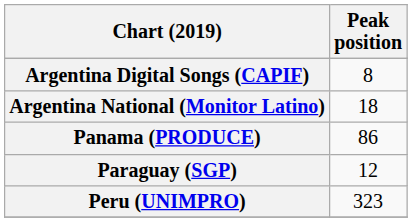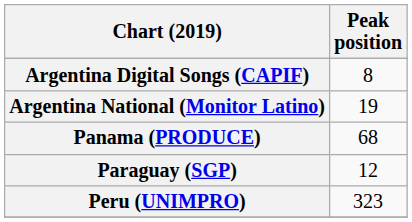(368, 106) 18 -> (368, 106) 19
(368, 138) 86 -> (368, 138) 68
